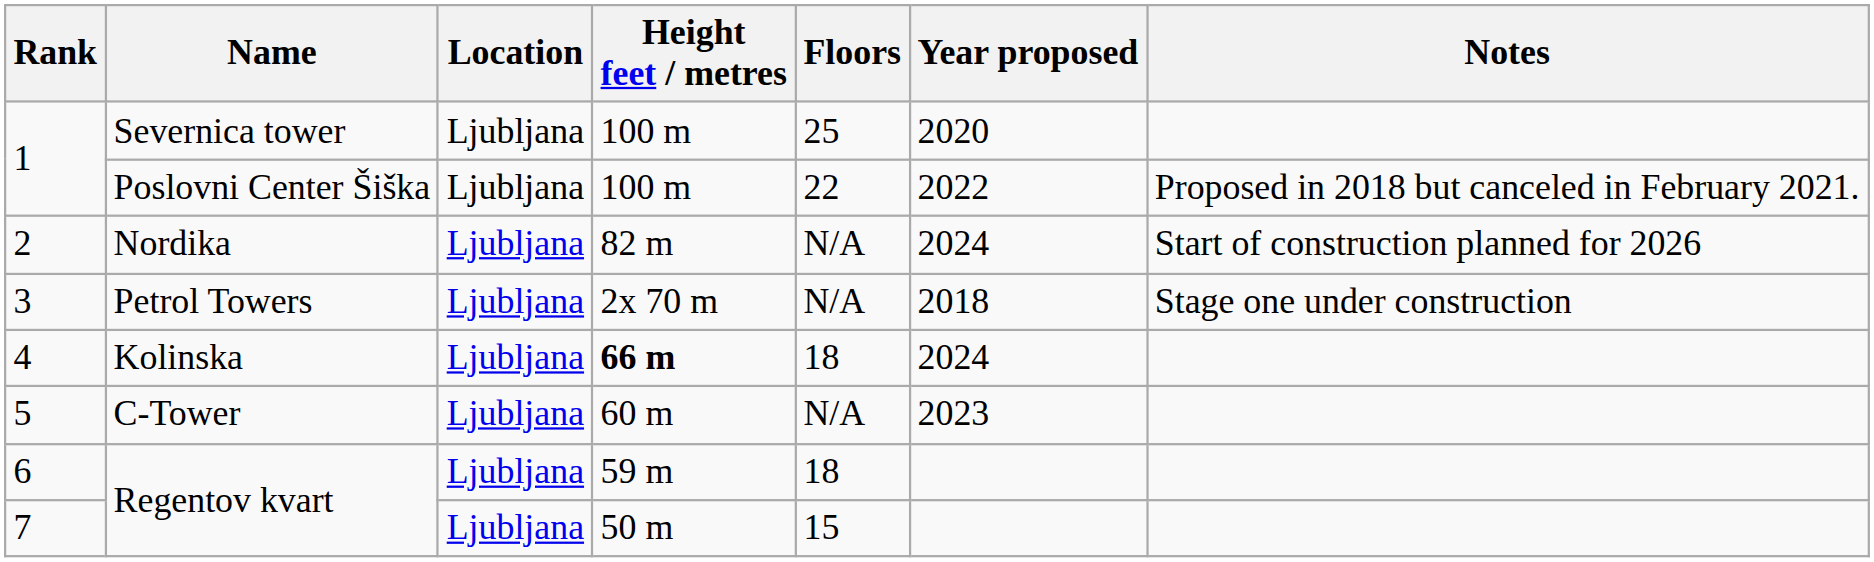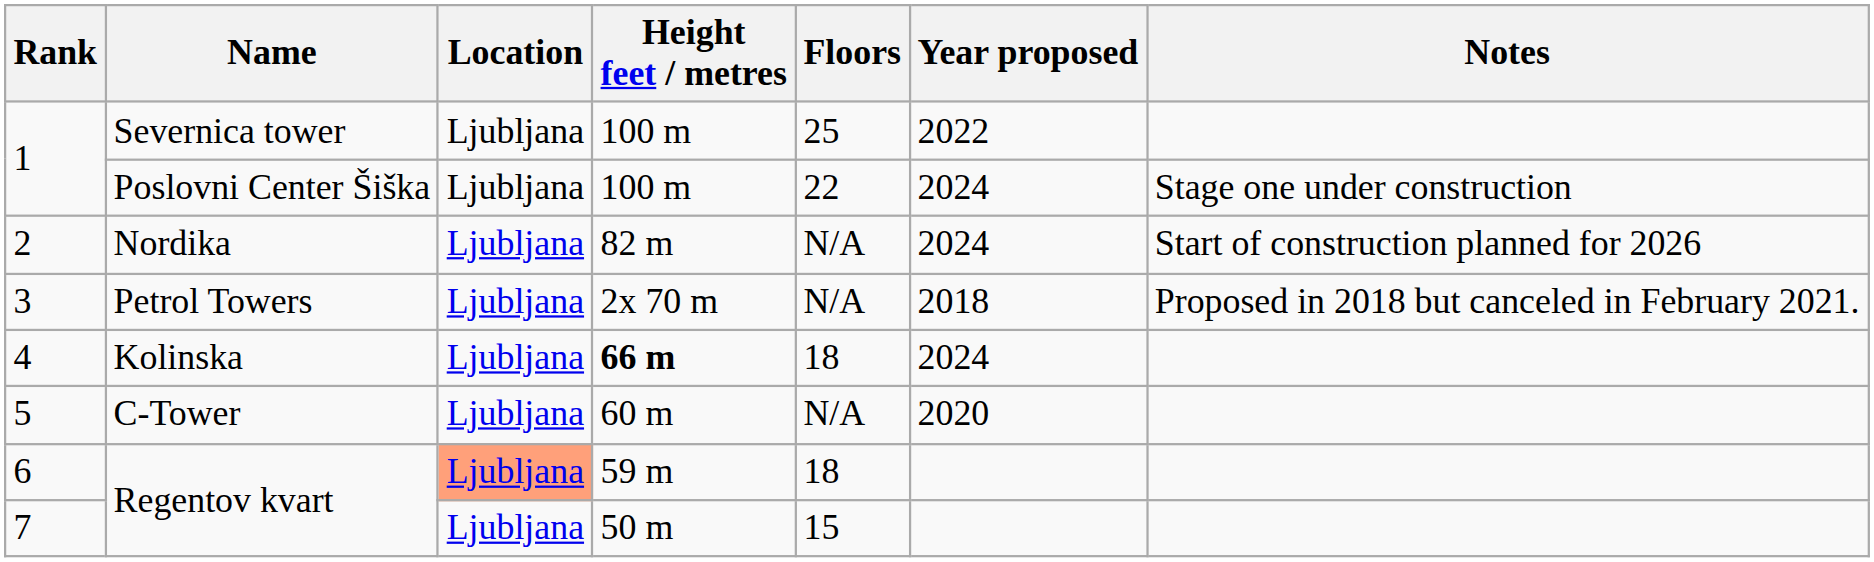(953, 130) 2020 -> (953, 130) 2022
(953, 186) 2022 -> (953, 186) 2024
(1507, 186) Proposed in 2018 but canceled in February 2021. -> (1363, 186) Stage one under construction
(1363, 300) Stage one under construction -> (1507, 300) Proposed in 2018 but canceled in February 2021.
(953, 414) 2023 -> (953, 414) 2020
(515, 471) no background -> (515, 471) lightsalmon background
